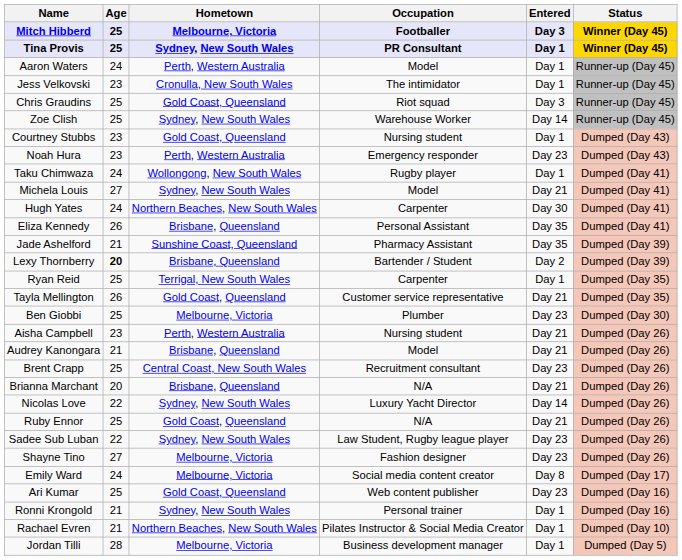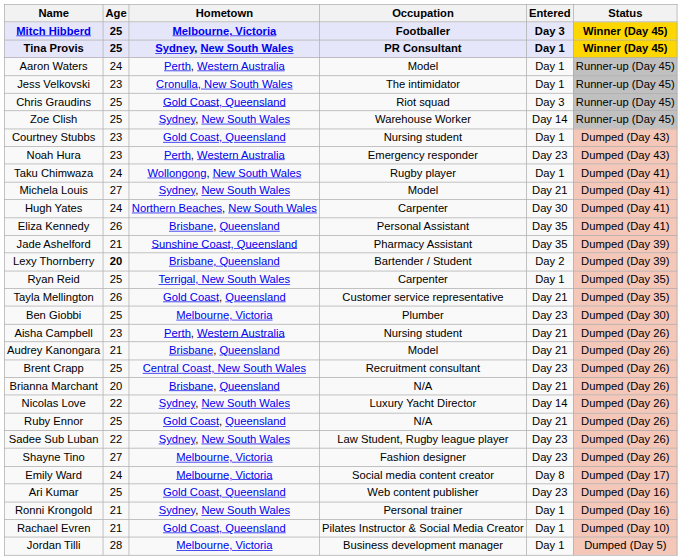(224, 528) Northern Beaches, New South Wales -> (224, 528) Gold Coast, Queensland
